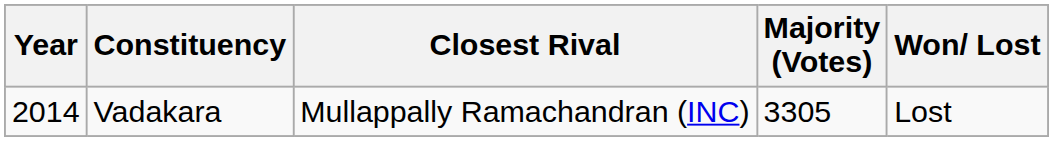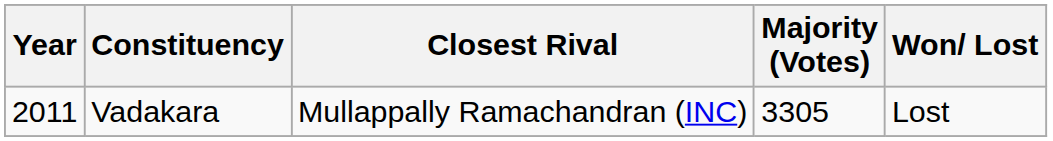(46, 111) 2014 -> (45, 111) 2011
